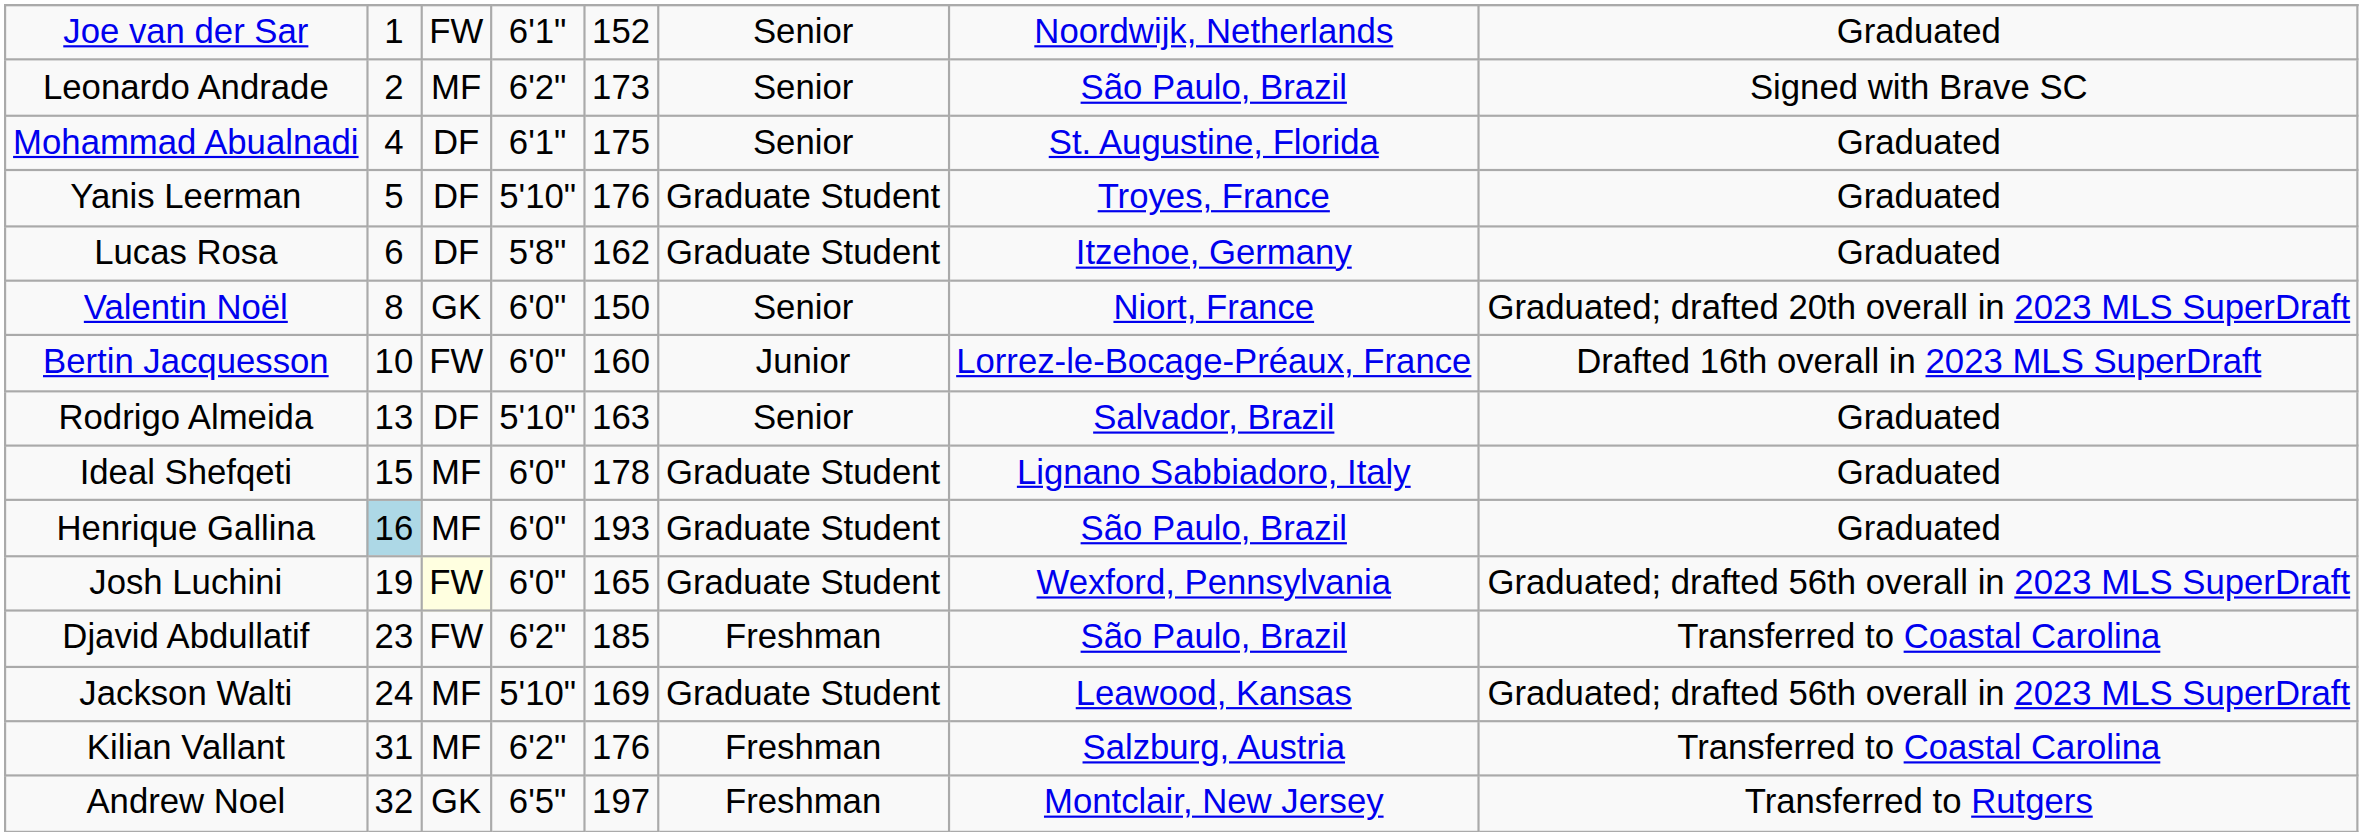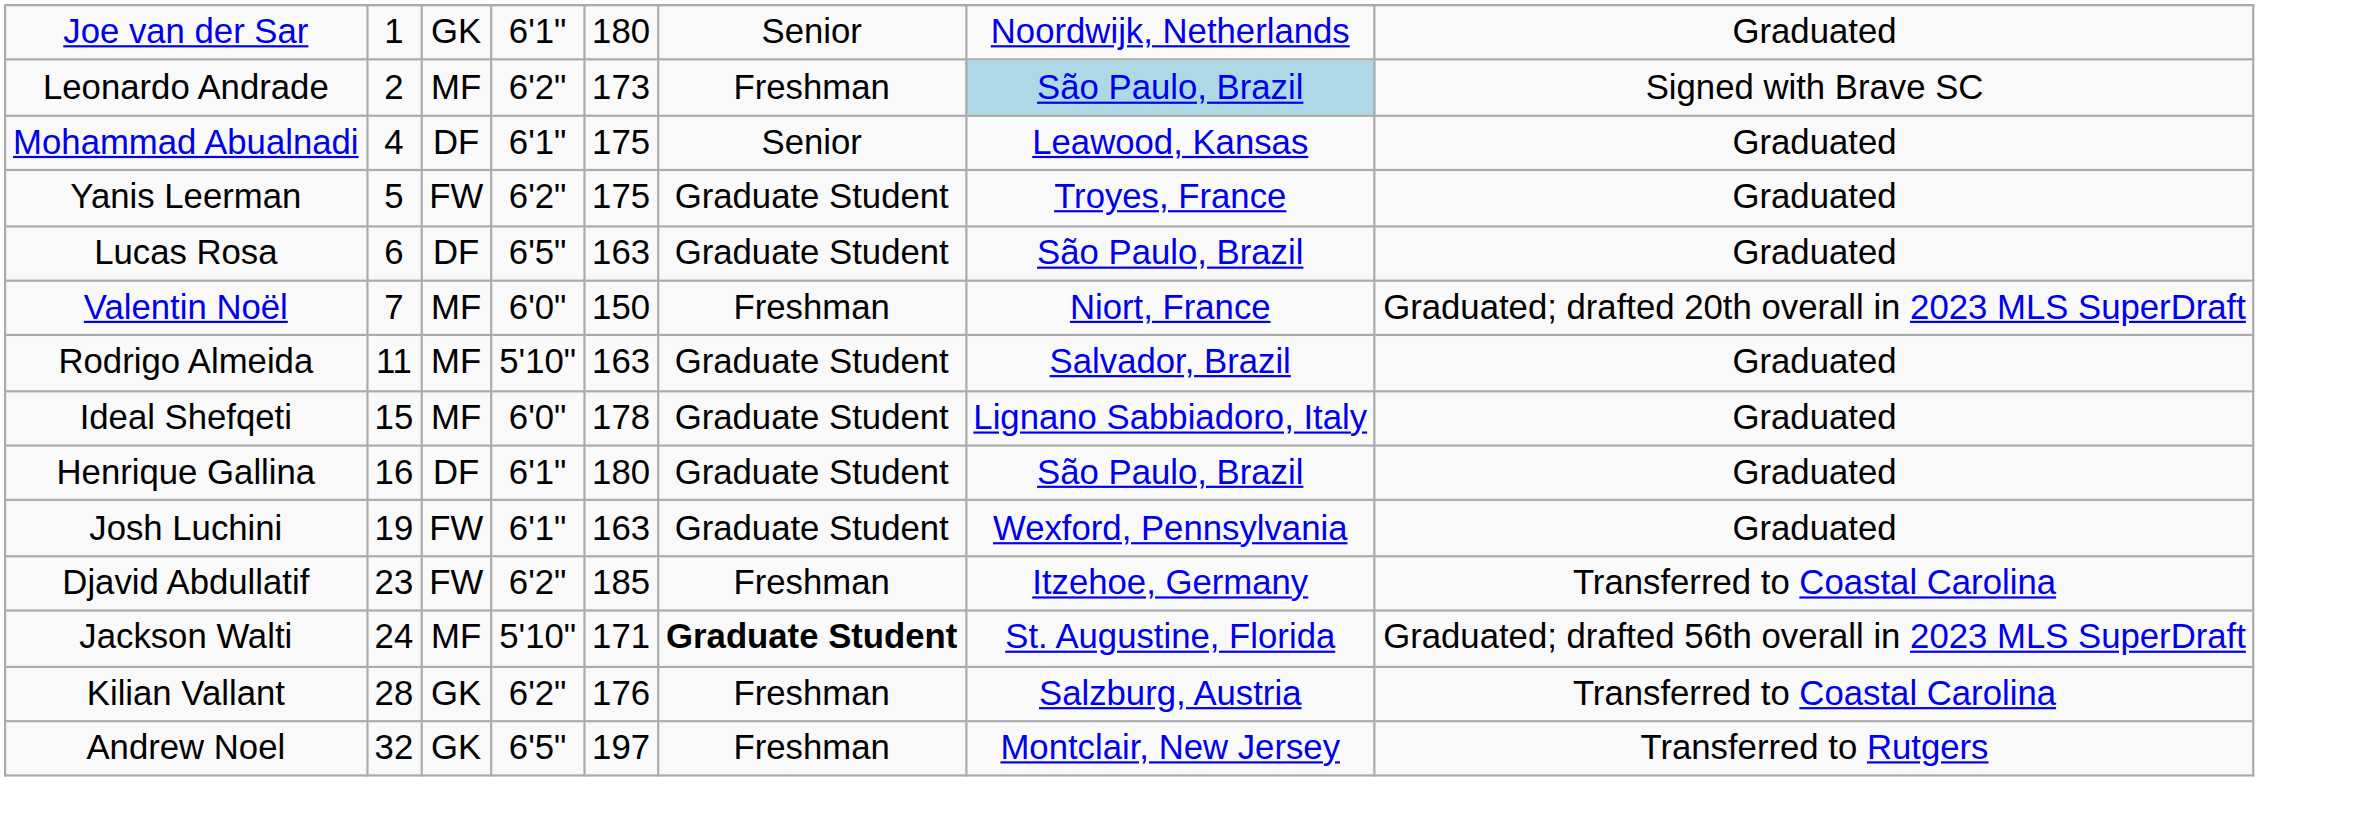(456, 32) FW -> (456, 32) GK
(621, 32) 152 -> (621, 32) 180
(803, 87) Senior -> (812, 87) Freshman
(1214, 87) no background -> (1170, 87) lightblue background
(1214, 142) St. Augustine, Florida -> (1170, 142) Leawood, Kansas
(456, 197) DF -> (456, 197) FW
(538, 197) 5'10" -> (538, 197) 6'2"
(621, 197) 176 -> (621, 197) 175
(538, 252) 5'8" -> (538, 252) 6'5"
(621, 252) 162 -> (621, 252) 163
(1214, 252) Itzehoe, Germany -> (1170, 252) São Paulo, Brazil
(394, 307) 8 -> (394, 307) 7
(456, 307) GK -> (456, 307) MF
(803, 307) Senior -> (812, 307) Freshman
- row: (186, 362)
(394, 417) 13 -> (394, 362) 11
(456, 417) DF -> (456, 362) MF
(803, 417) Senior -> (812, 362) Graduate Student
(394, 527) lightblue background -> (394, 472) no background
(456, 527) MF -> (456, 472) DF
(538, 527) 6'0" -> (538, 472) 6'1"
(621, 527) 193 -> (621, 472) 180
(456, 582) lightyellow background -> (456, 527) no background
(538, 582) 6'0" -> (538, 527) 6'1"
(621, 582) 165 -> (621, 527) 163
(1919, 582) Graduated; drafted 56th overall in 2023 MLS SuperDraft -> (1815, 527) Graduated
(1214, 637) São Paulo, Brazil -> (1170, 582) Itzehoe, Germany
(621, 692) 169 -> (621, 637) 171
(803, 692) normal -> (812, 637) bold
(1214, 692) Leawood, Kansas -> (1170, 637) St. Augustine, Florida
(394, 747) 31 -> (394, 692) 28
(456, 747) MF -> (456, 692) GK
